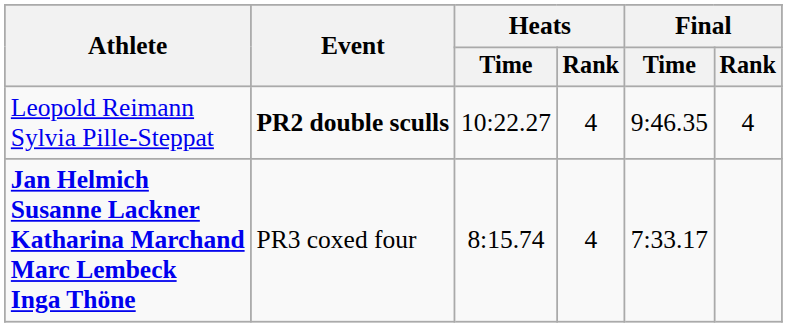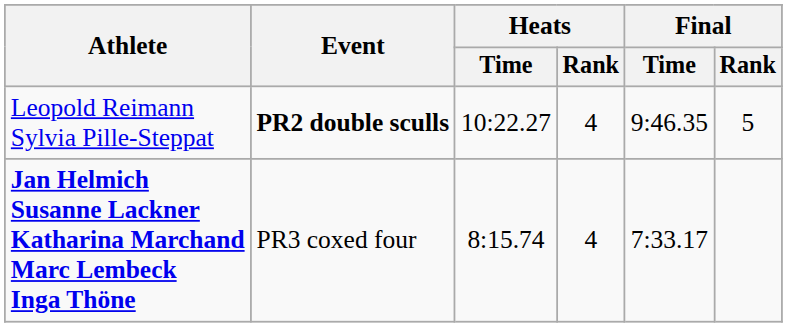(748, 122) 4 -> (748, 122) 5
